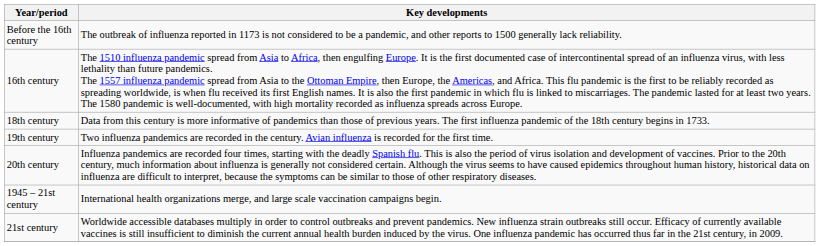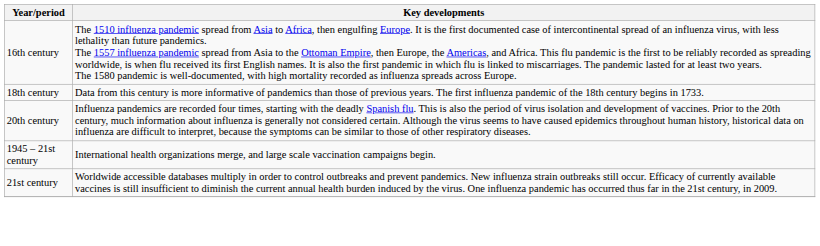- row: (39, 35)
- row: (33, 137)
